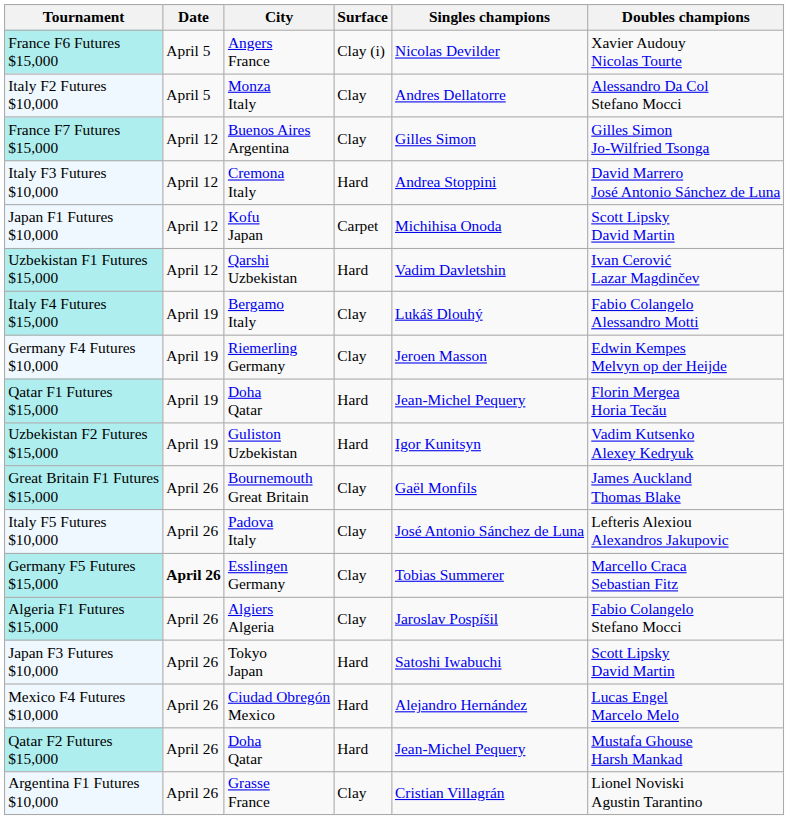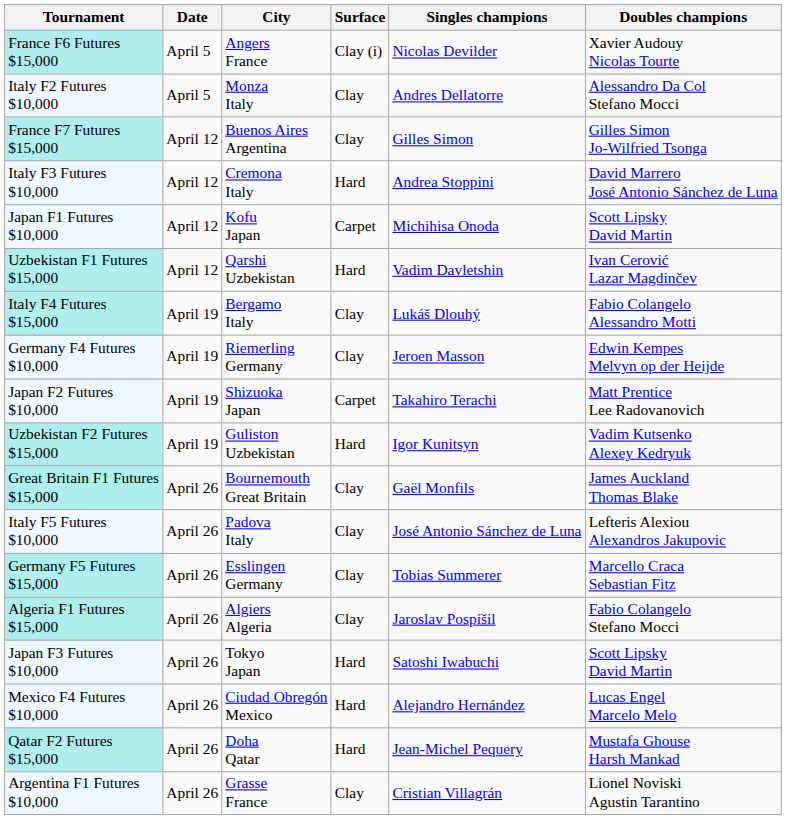+ row: (61, 400)
- row: (60, 400)
(194, 575) bold -> (192, 575) normal
